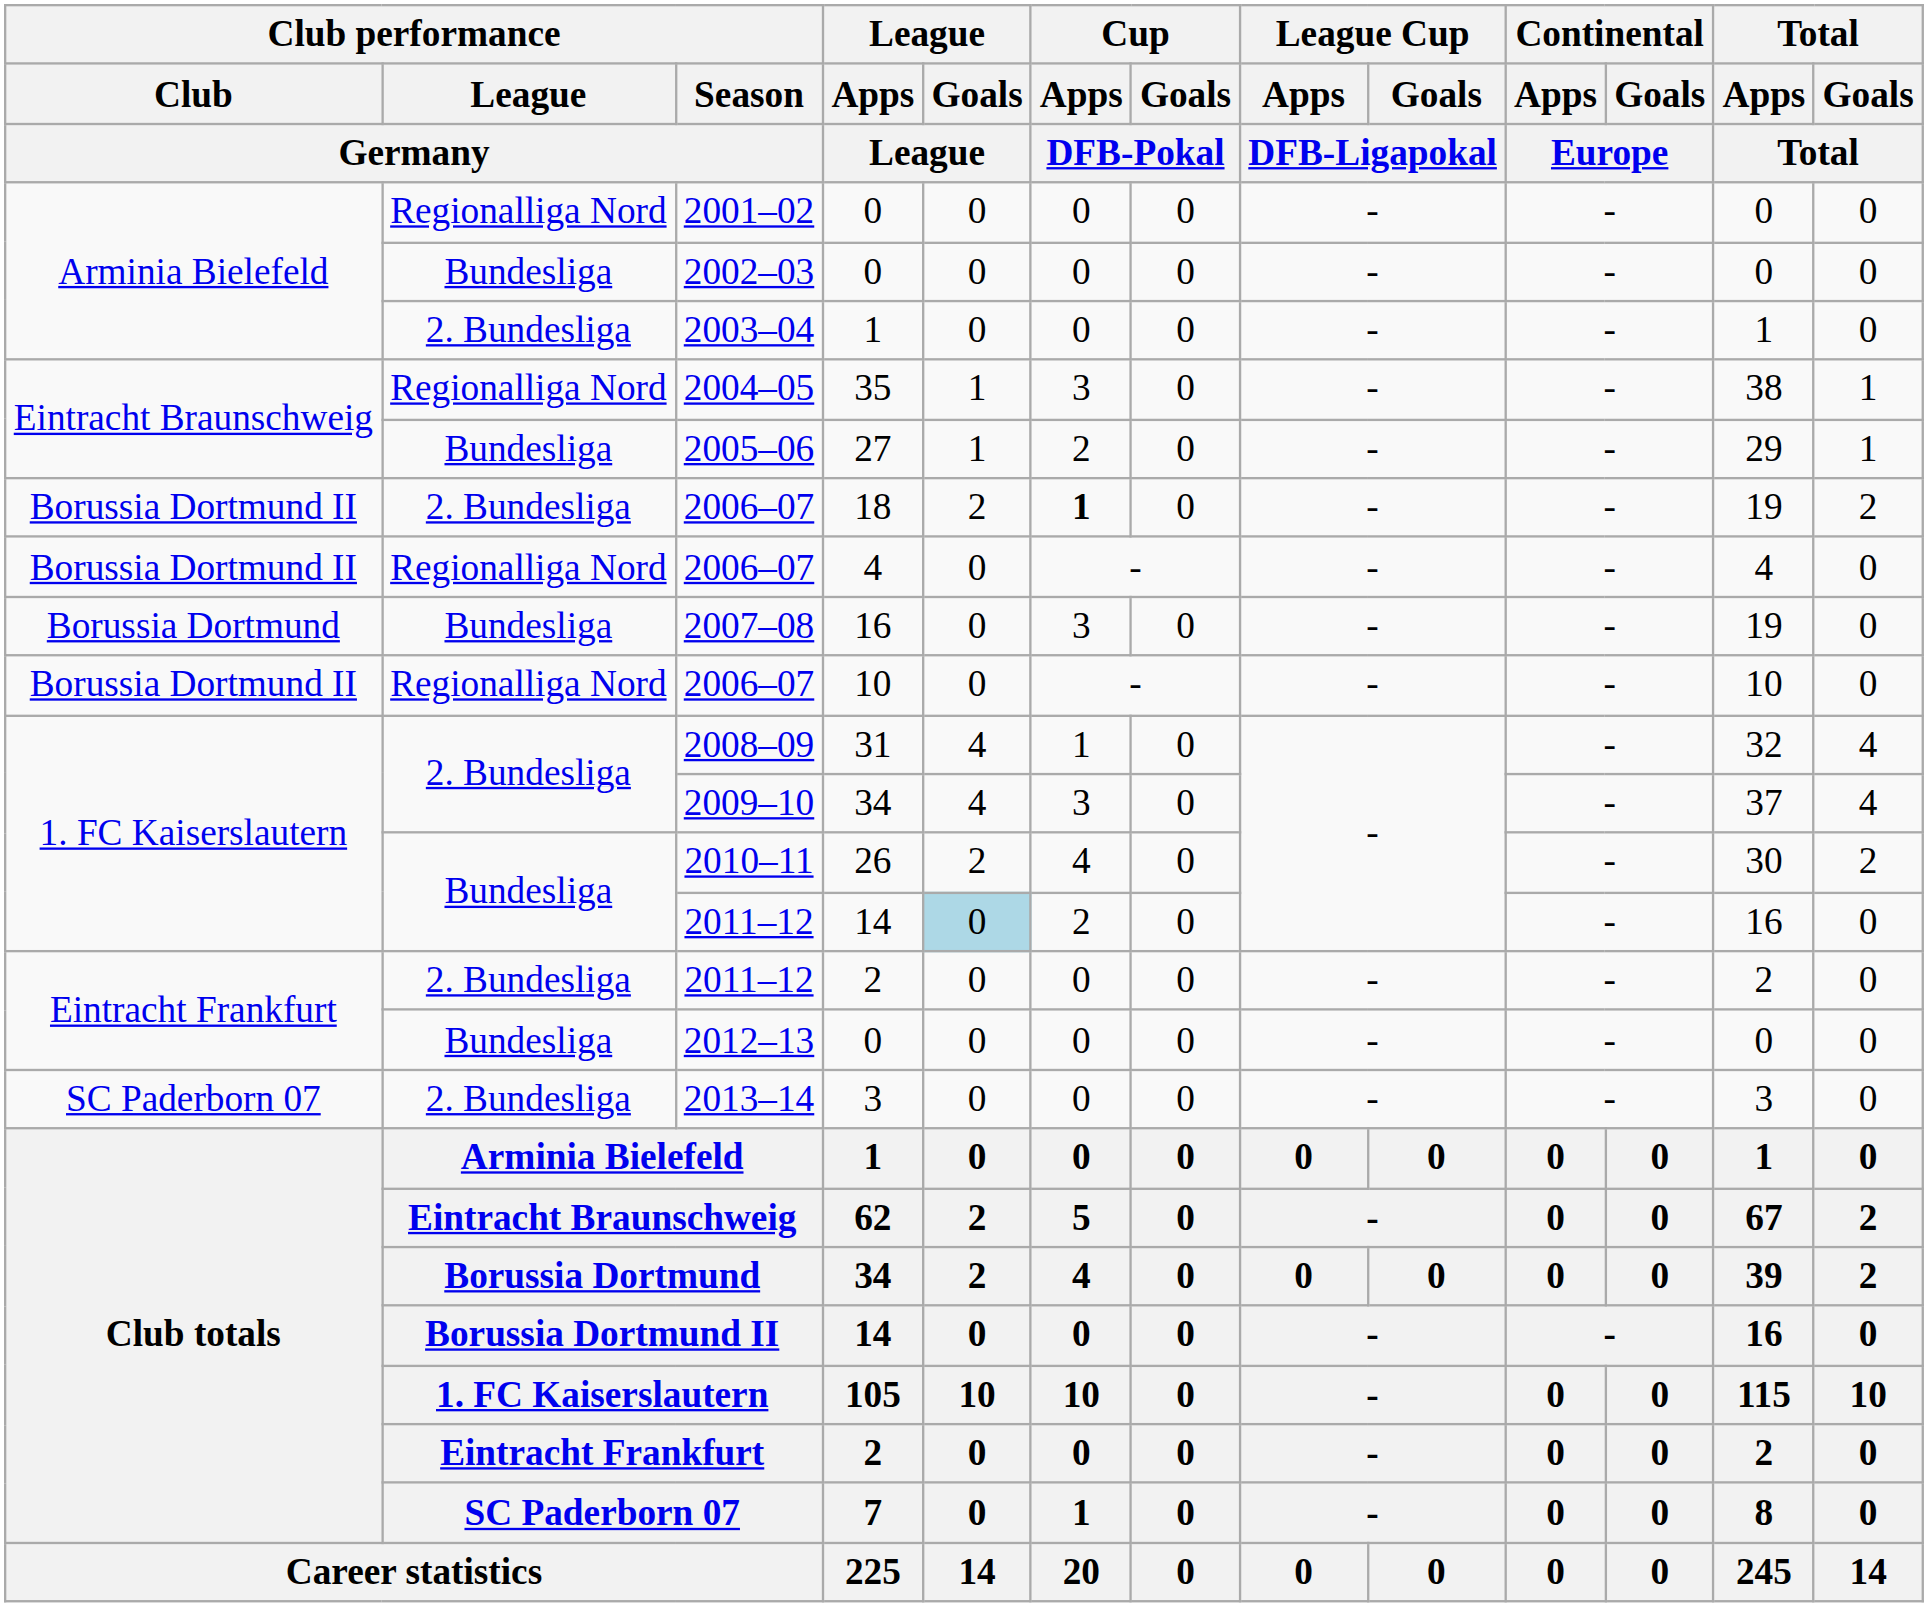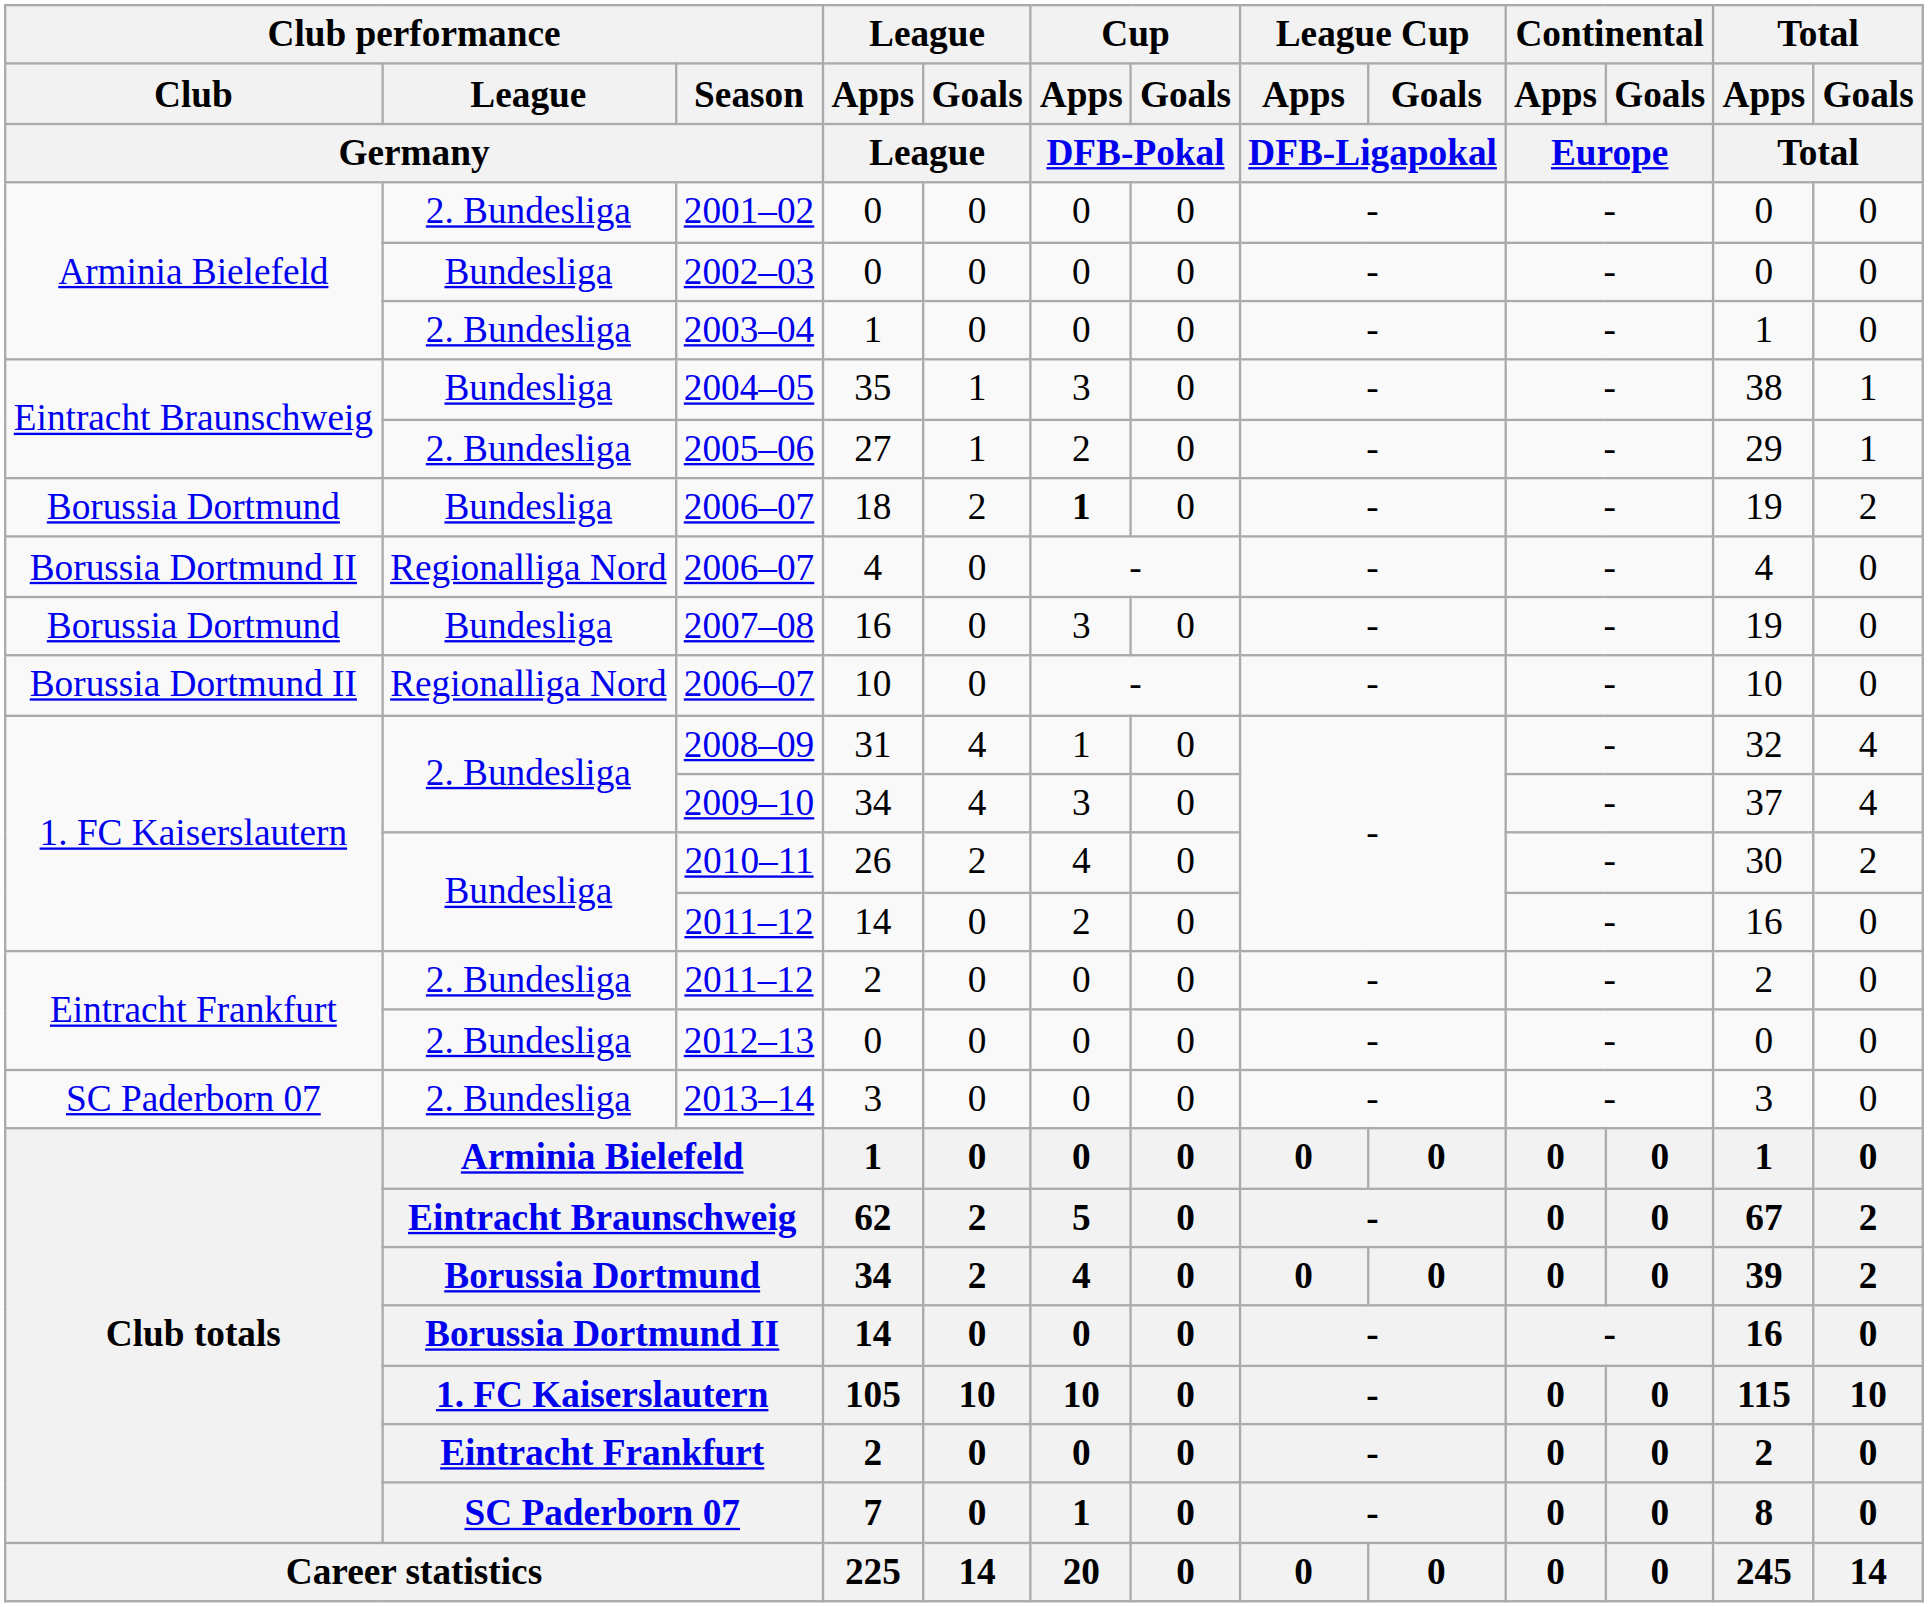(528, 211) Regionalliga Nord -> (528, 211) 2. Bundesliga
(528, 388) Regionalliga Nord -> (528, 388) Bundesliga
(528, 447) Bundesliga -> (528, 447) 2. Bundesliga
(193, 507) Borussia Dortmund II -> (193, 507) Borussia Dortmund
(528, 507) 2. Bundesliga -> (528, 507) Bundesliga
(977, 920) lightblue background -> (977, 920) no background
(528, 1039) Bundesliga -> (528, 1039) 2. Bundesliga
